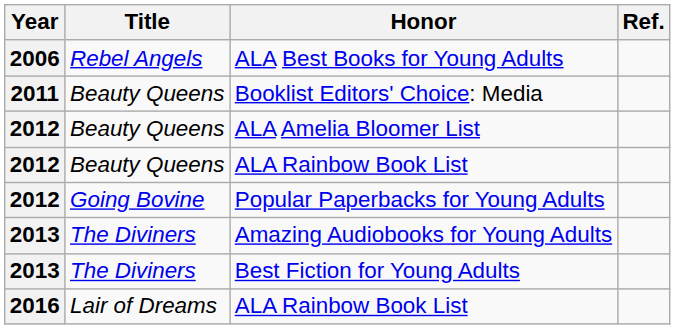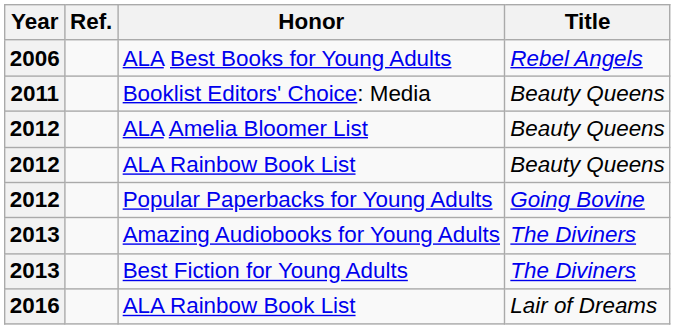columns swapped: (147, 22) <-> (644, 22)
